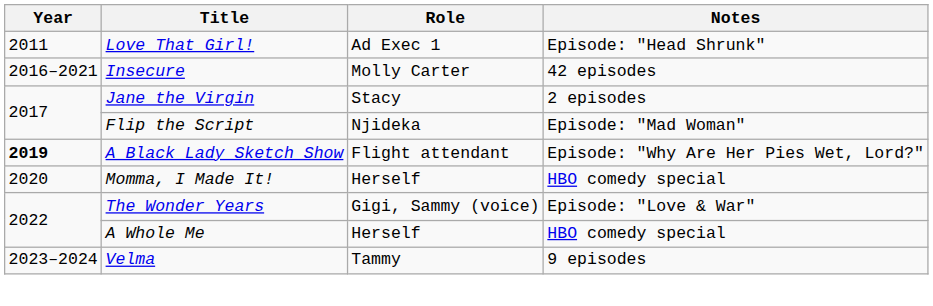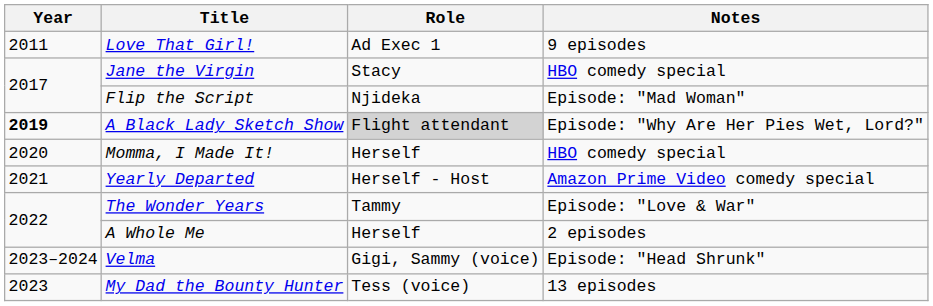(656, 45) Episode: "Head Shrunk" -> (597, 45) 9 episodes
- row: (145, 72)
(597, 99) 2 episodes -> (637, 72) HBO comedy special
(431, 153) no background -> (431, 126) lightgrey background
+ row: (180, 180)
(445, 206) Gigi, Sammy (voice) -> (376, 206) Tammy
(637, 233) HBO comedy special -> (597, 233) 2 episodes
(376, 260) Tammy -> (445, 260) Gigi, Sammy (voice)
(597, 260) 9 episodes -> (656, 260) Episode: "Head Shrunk"
+ row: (224, 287)
